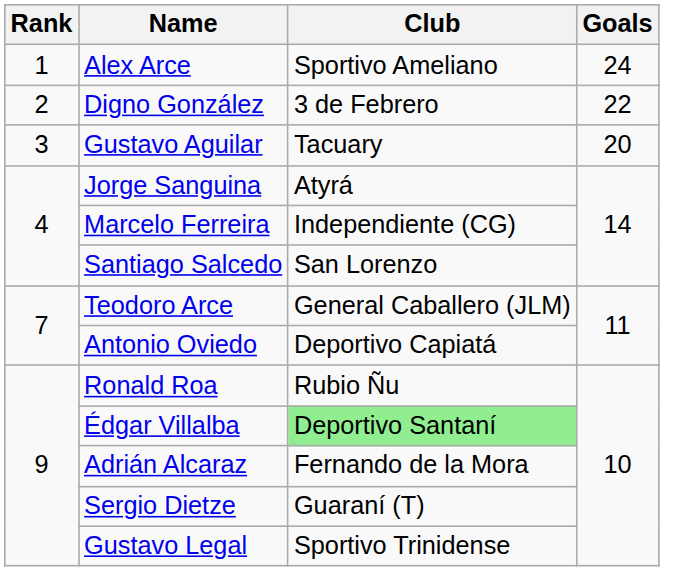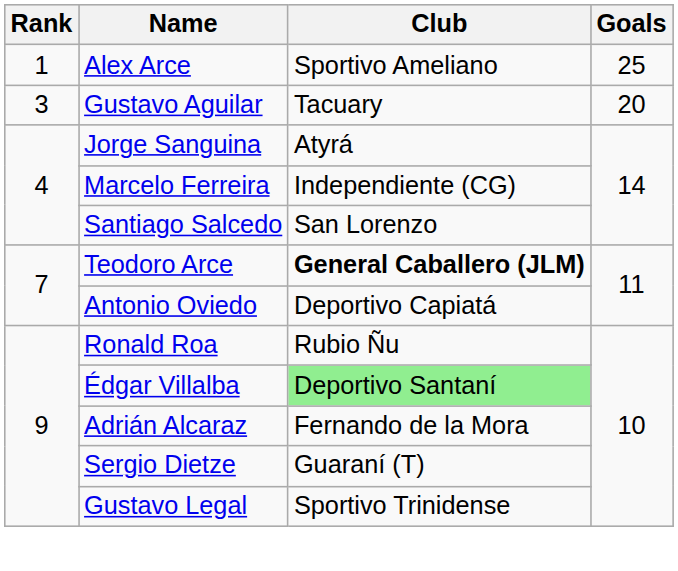(617, 64) 24 -> (631, 64) 25
- row: (174, 104)
(432, 305) normal -> (439, 265) bold
